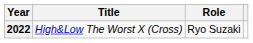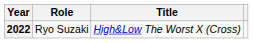columns swapped: (109, 12) <-> (214, 12)
